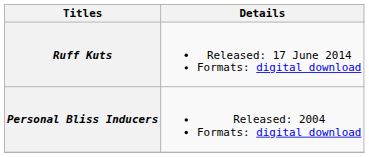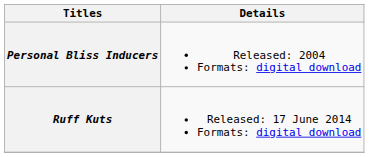rows swapped: (83, 119) <-> (83, 55)
